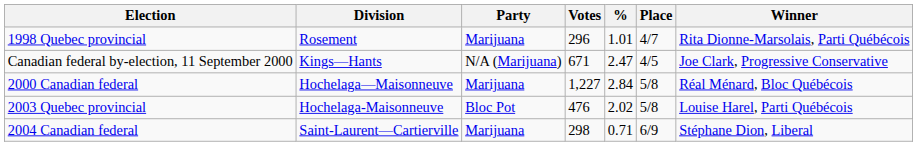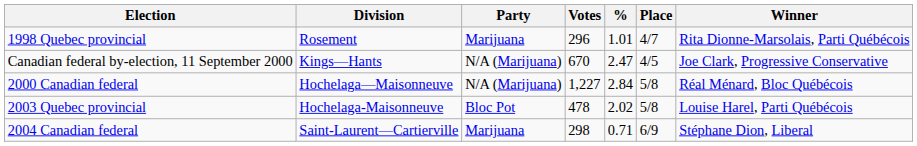(579, 61) 671 -> (579, 61) 670
(495, 84) Marijuana -> (513, 84) N/A (Marijuana)
(579, 107) 476 -> (579, 107) 478
